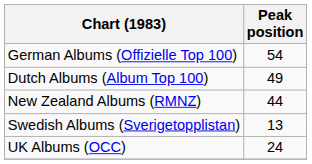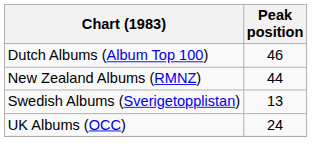- row: (122, 55)
(275, 78) 49 -> (275, 55) 46
